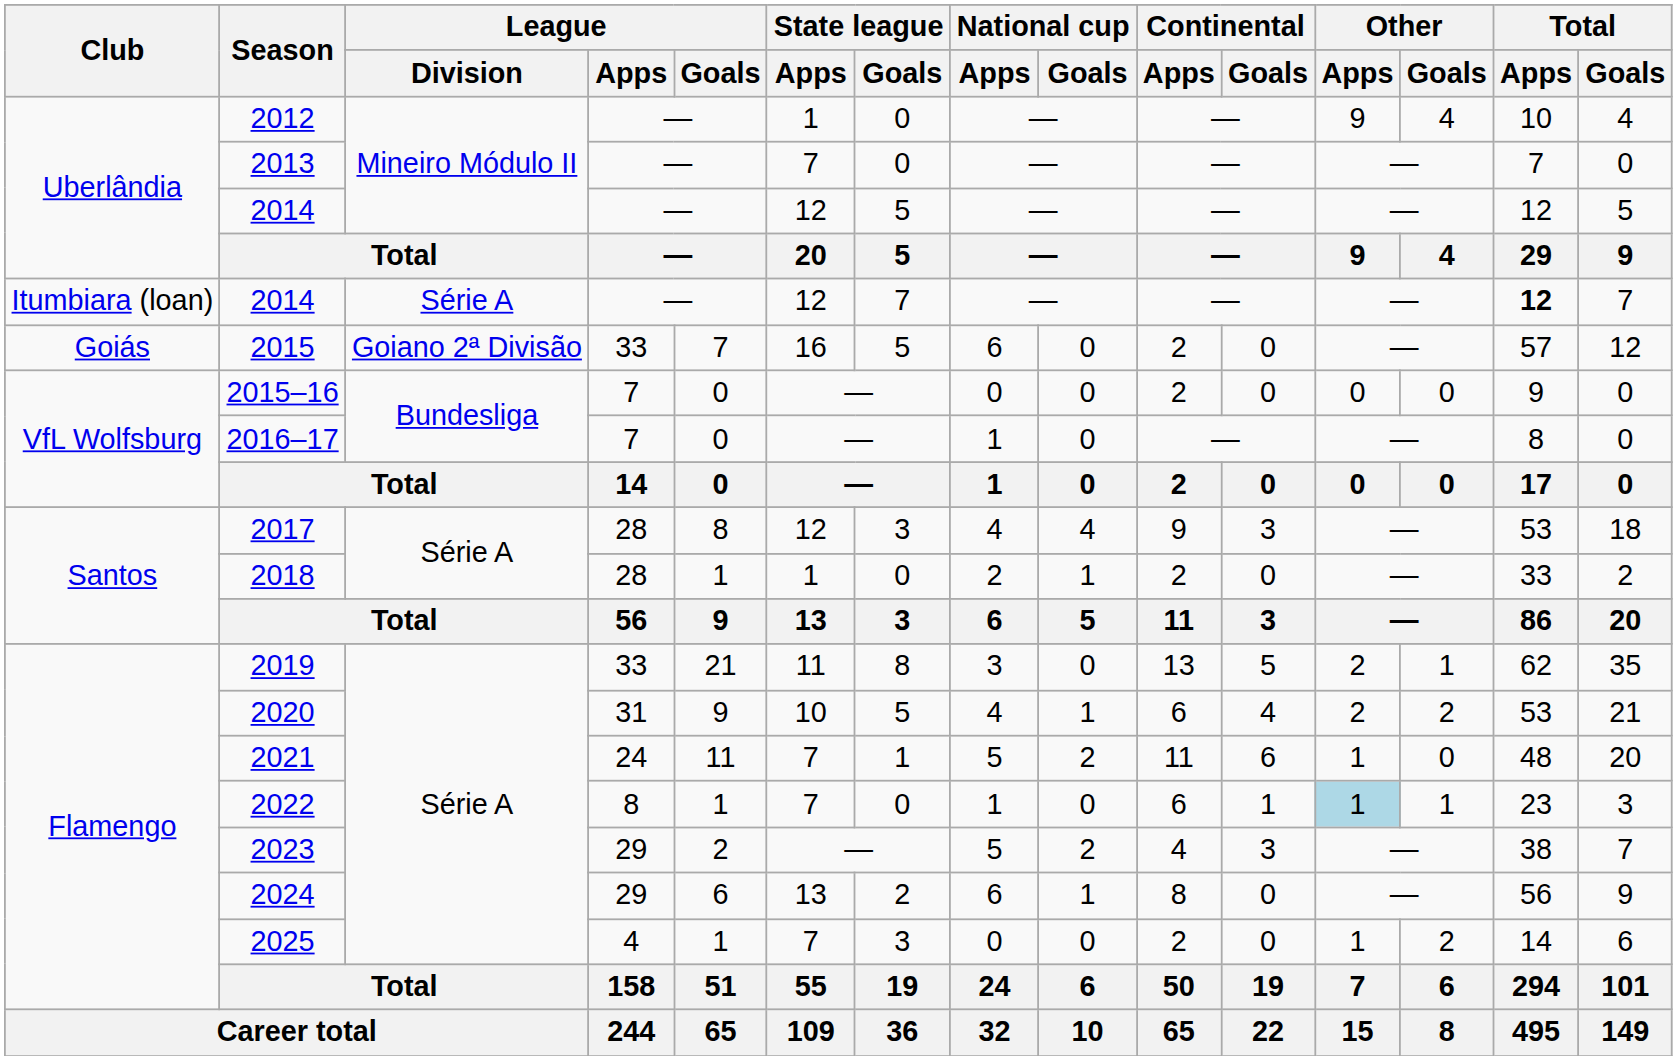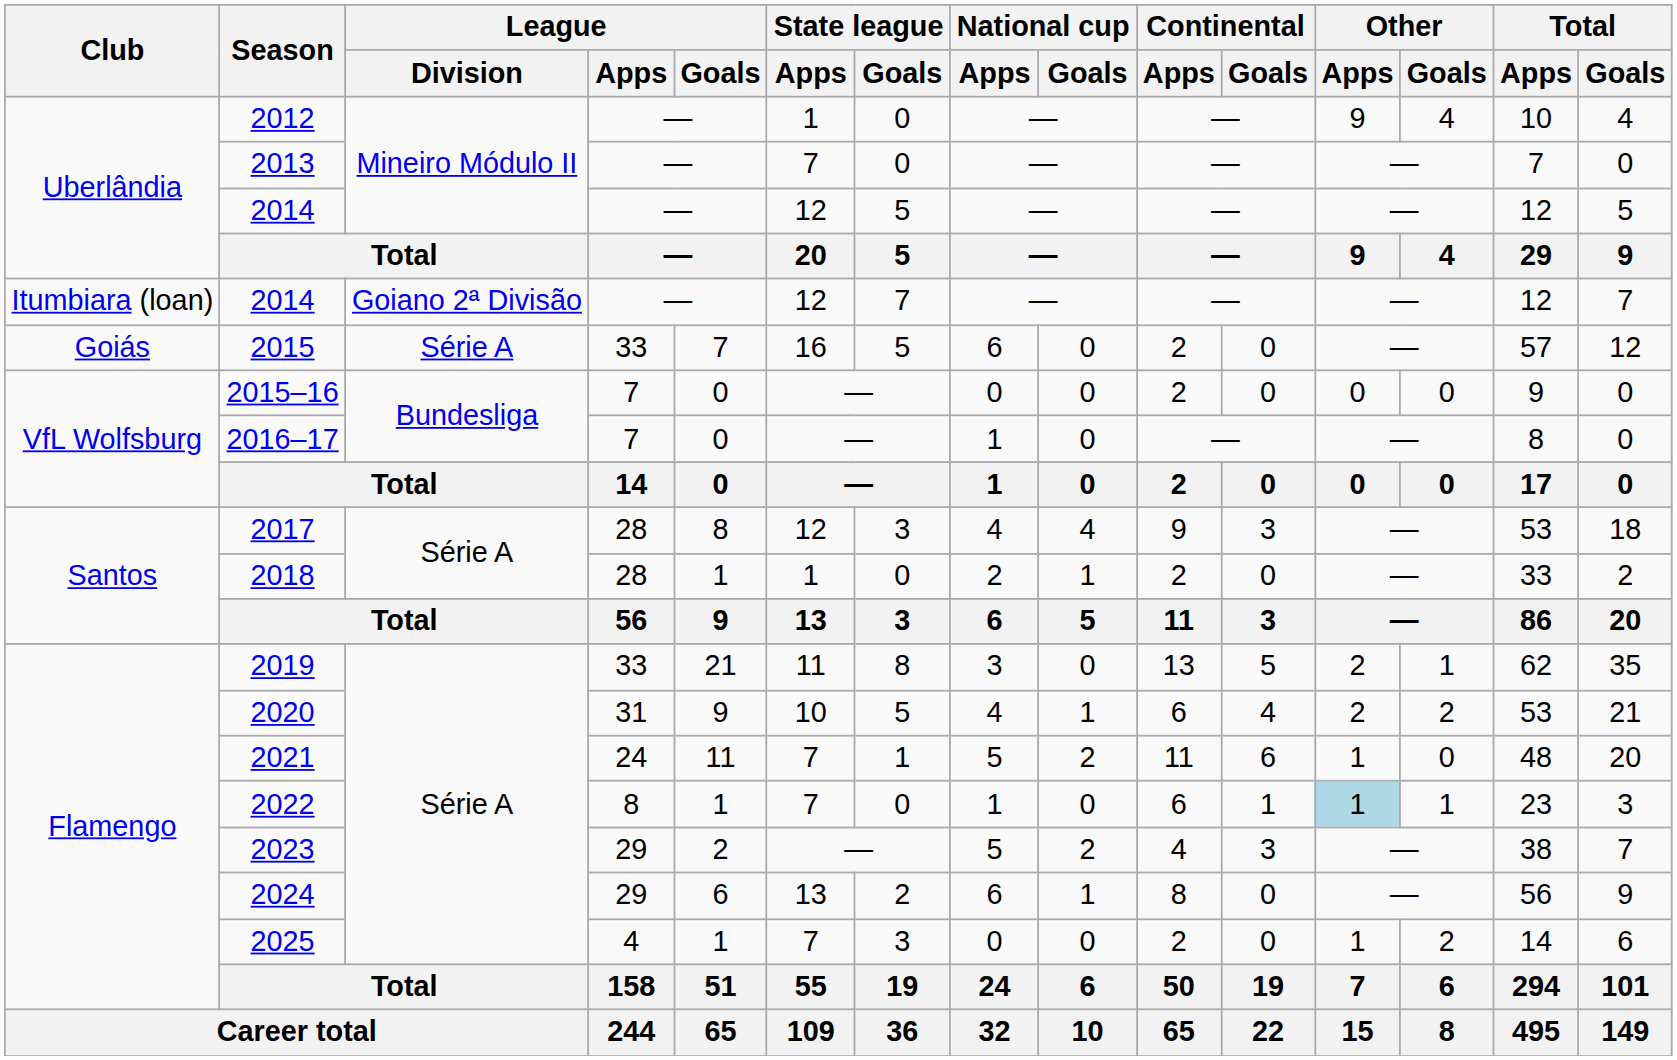(467, 301) Série A -> (467, 301) Goiano 2ª Divisão
(1536, 301) bold -> (1536, 301) normal
(467, 347) Goiano 2ª Divisão -> (467, 347) Série A
